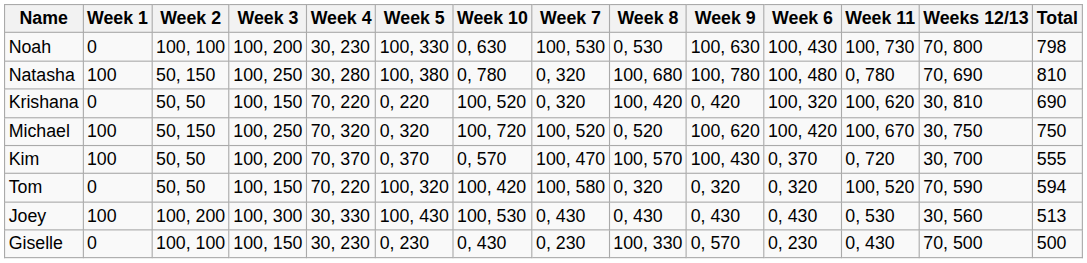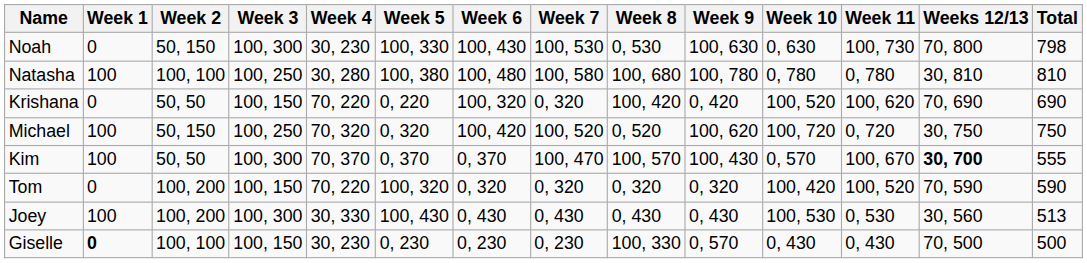columns swapped: (803, 18) <-> (492, 18)
(191, 46) 100, 100 -> (186, 46) 50, 150
(268, 46) 100, 200 -> (268, 46) 100, 300
(186, 74) 50, 150 -> (191, 74) 100, 100
(561, 74) 0, 320 -> (569, 74) 100, 580
(953, 74) 70, 690 -> (953, 74) 30, 810
(953, 103) 30, 810 -> (953, 103) 70, 690
(880, 131) 100, 670 -> (870, 131) 0, 720
(268, 159) 100, 200 -> (268, 159) 100, 300
(870, 159) 0, 720 -> (880, 159) 100, 670
(953, 159) normal -> (953, 159) bold
(181, 187) 50, 50 -> (191, 187) 100, 200
(571, 187) 100, 580 -> (559, 187) 0, 320
(1052, 187) 594 -> (1052, 187) 590
(92, 243) normal -> (92, 243) bold
